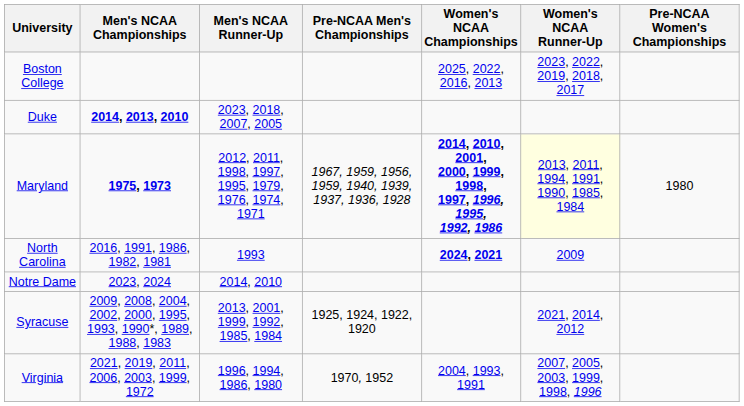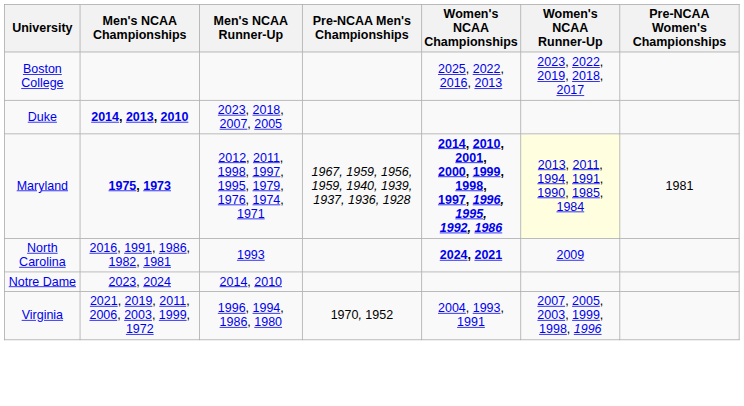(679, 186) 1980 -> (679, 186) 1981
- row: (42, 322)
